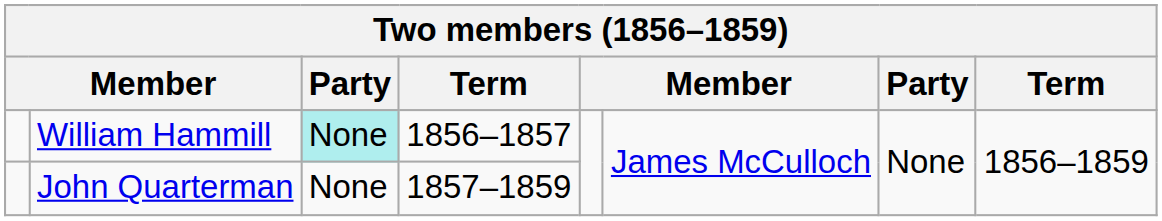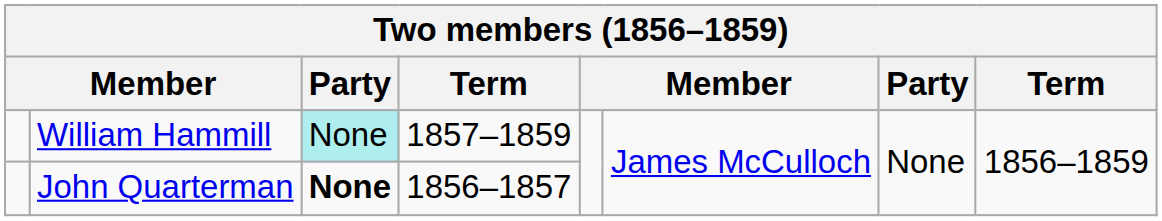(489, 135) 1856–1857 -> (489, 135) 1857–1859
(348, 187) normal -> (350, 187) bold
(489, 187) 1857–1859 -> (489, 187) 1856–1857
